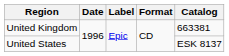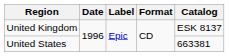(194, 28) 663381 -> (199, 28) ESK 8137
(199, 43) ESK 8137 -> (194, 43) 663381
